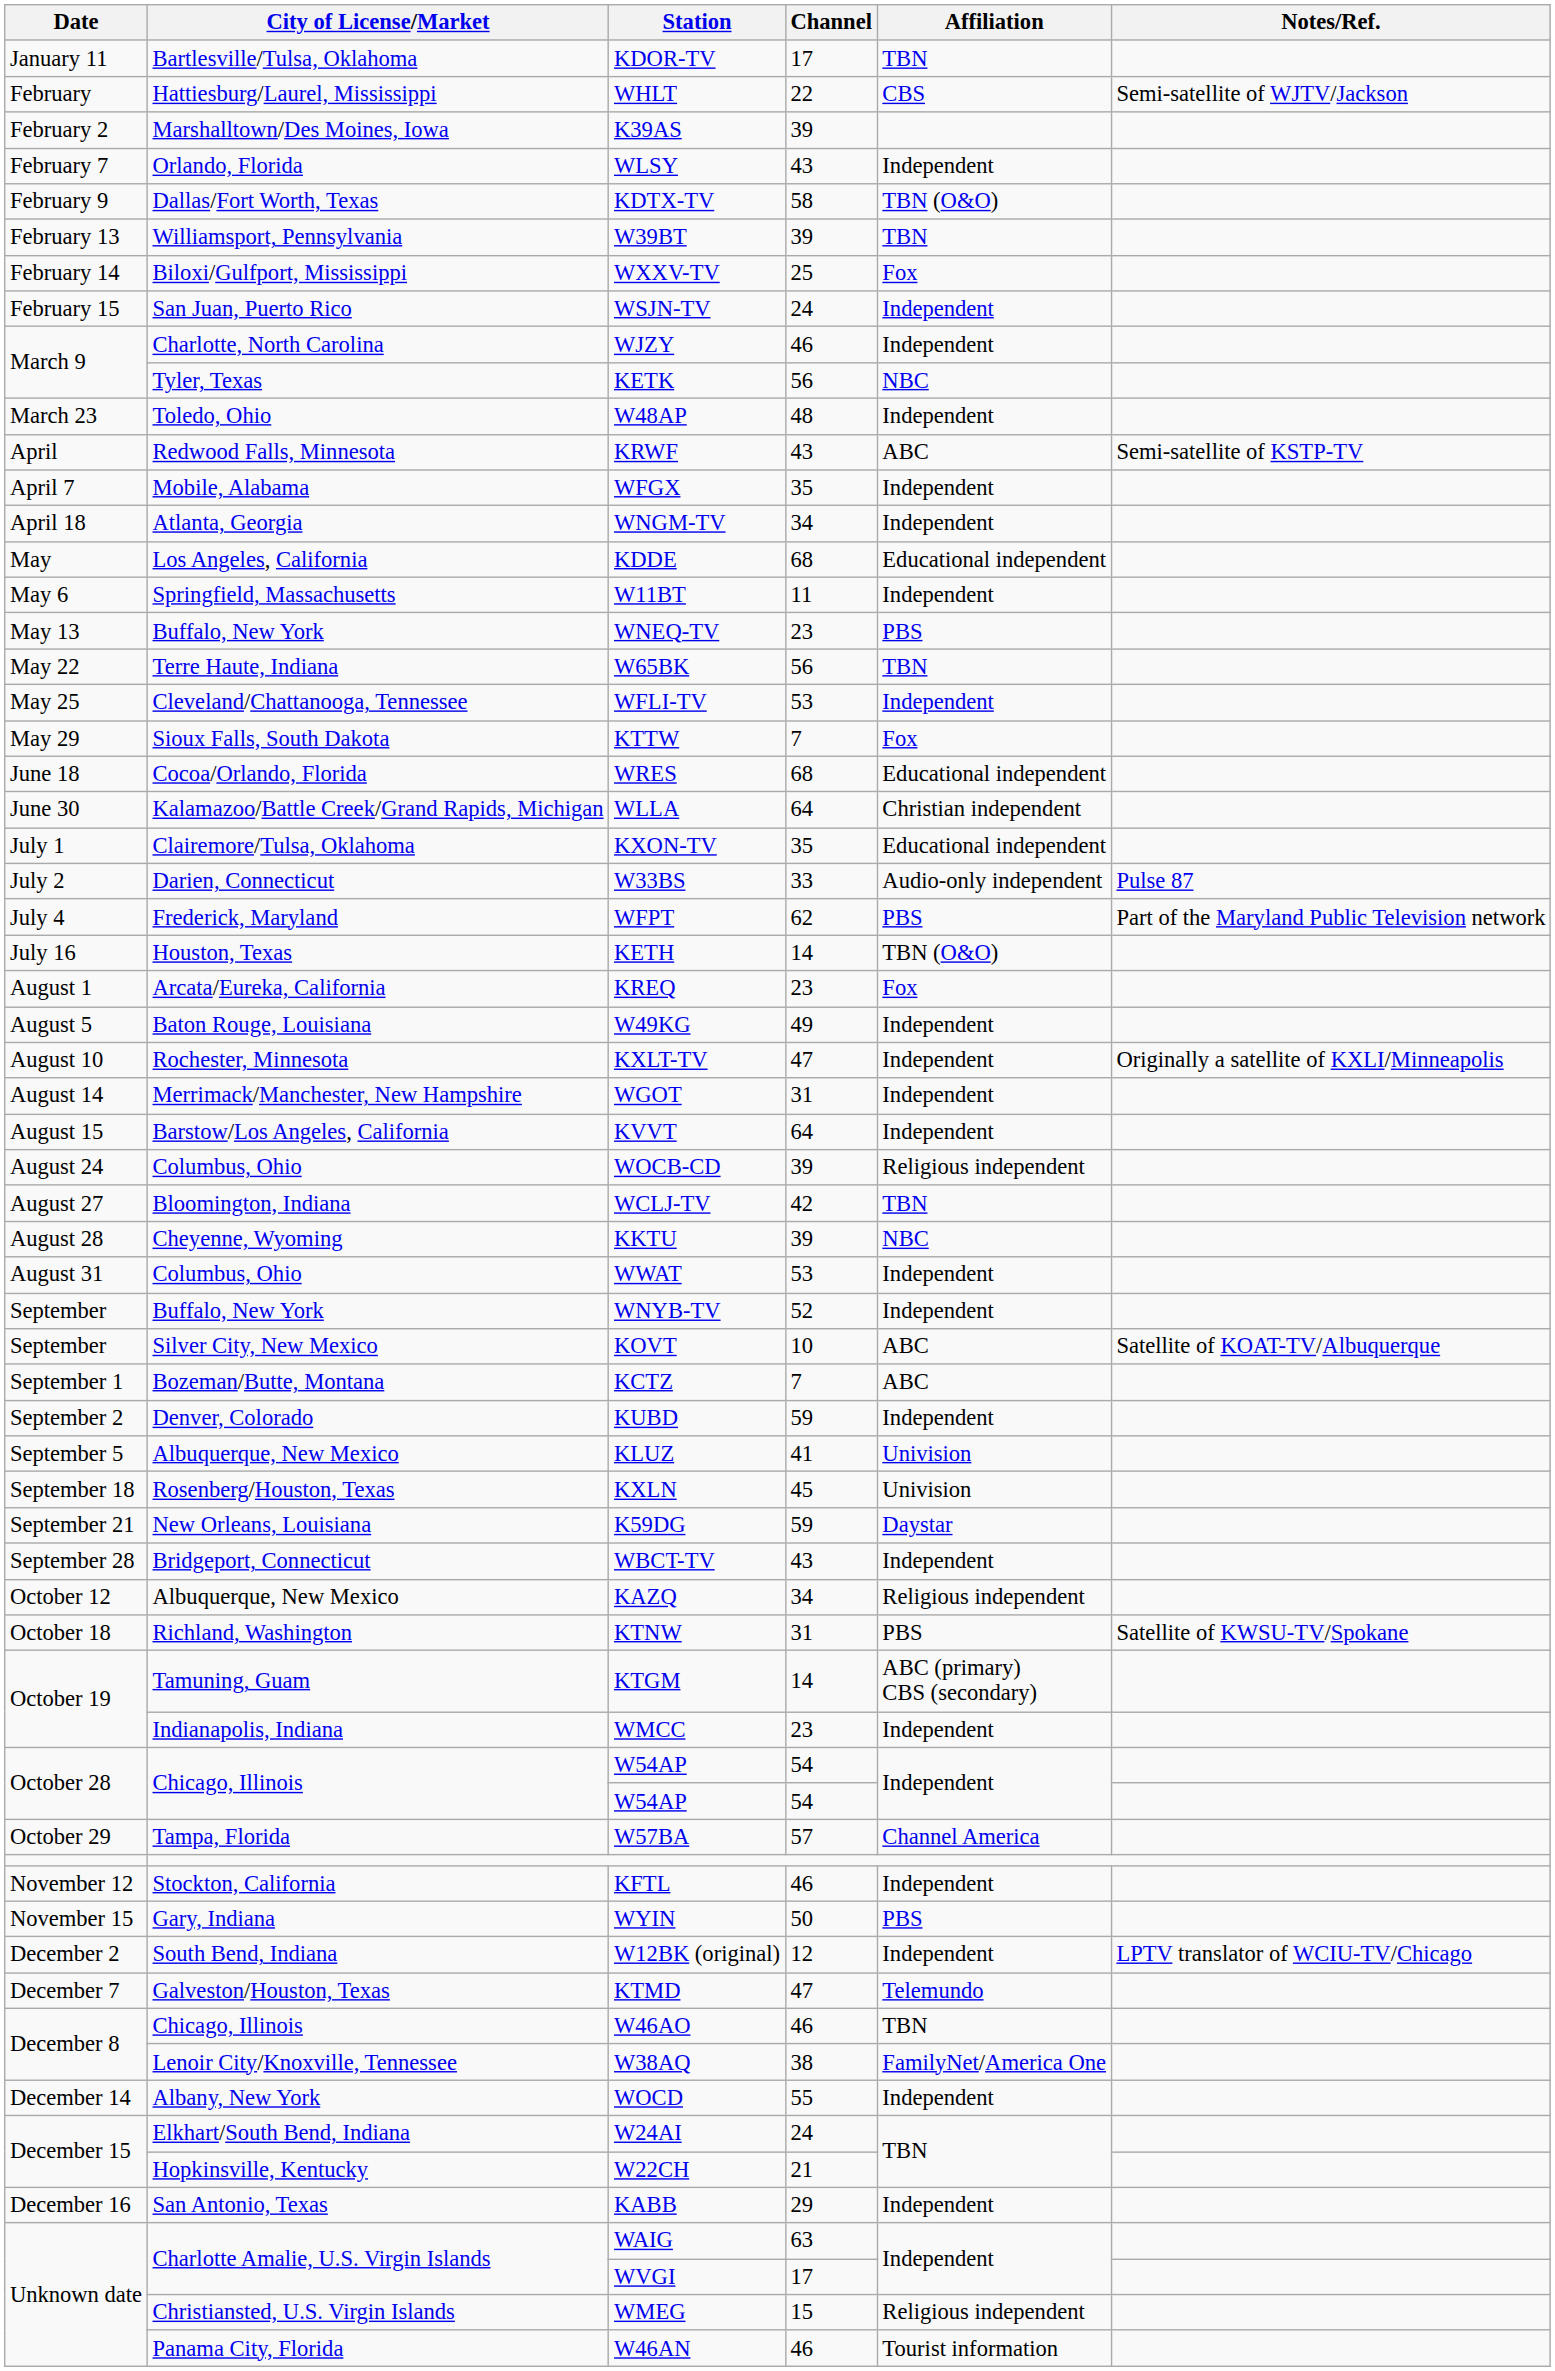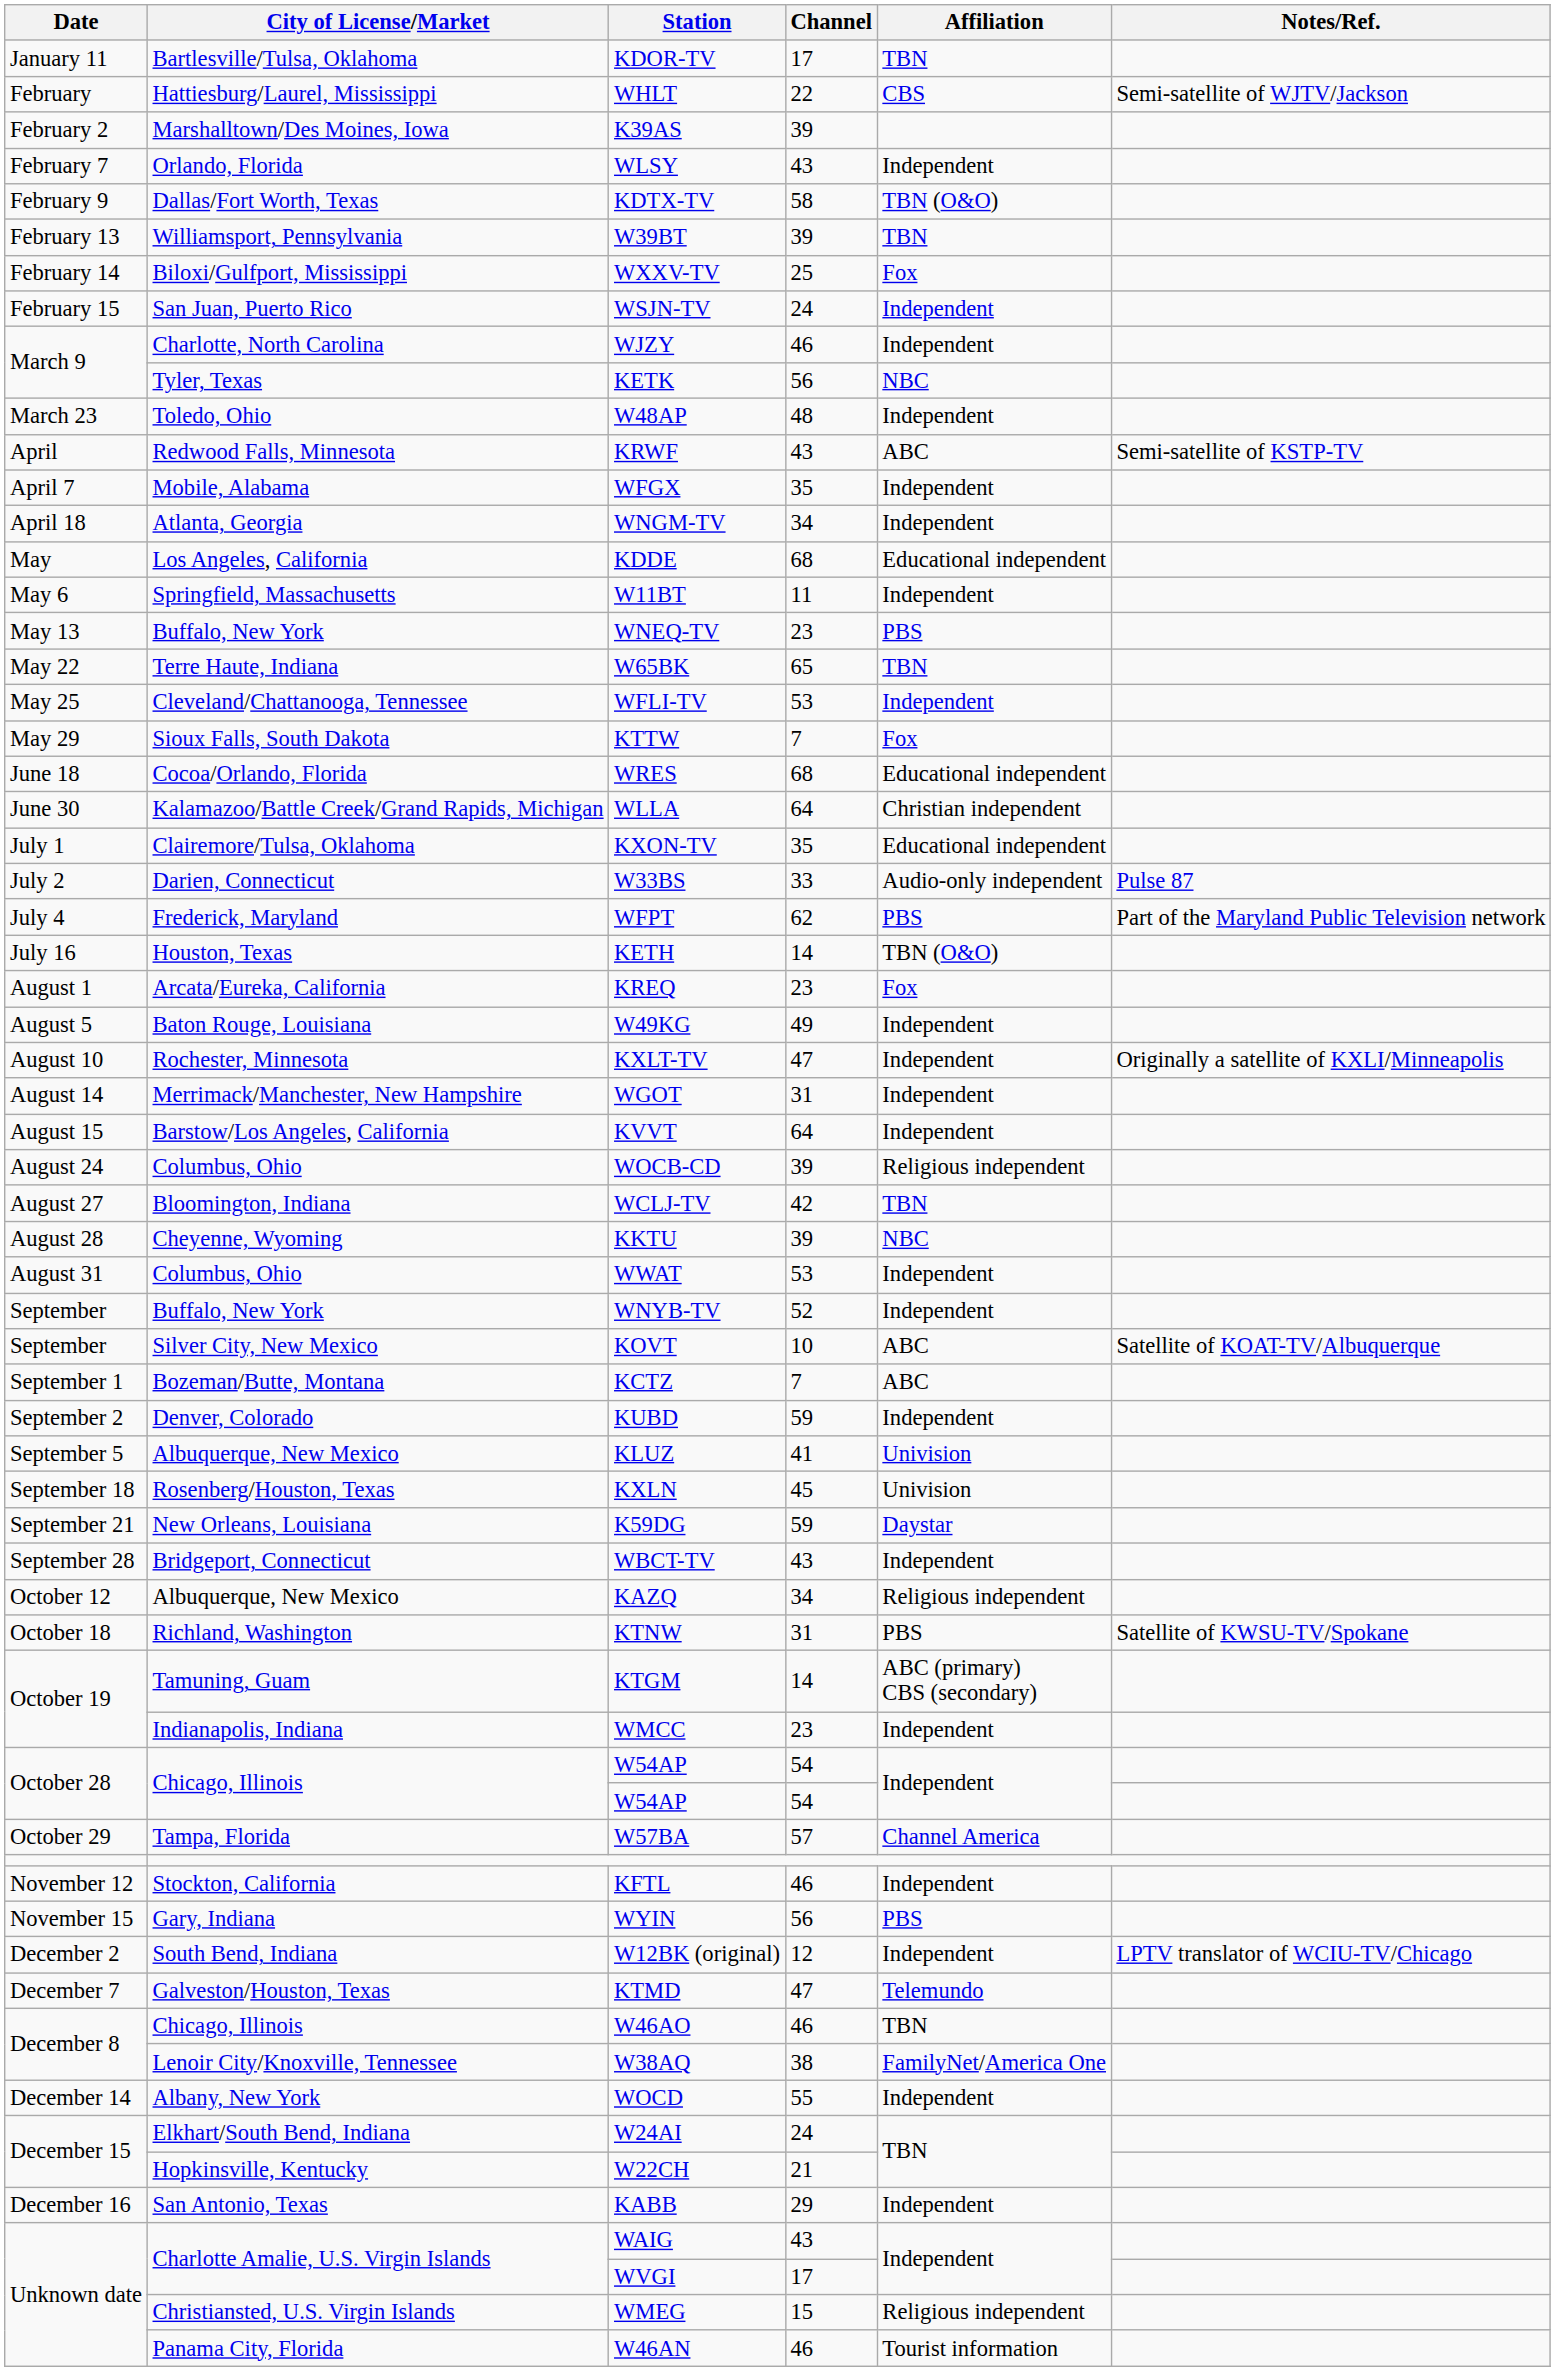(802, 666) 56 -> (802, 666) 65
(802, 1918) 50 -> (802, 1918) 56
(802, 2240) 63 -> (802, 2240) 43
